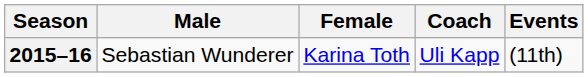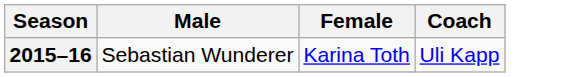- column: (544, 21)
